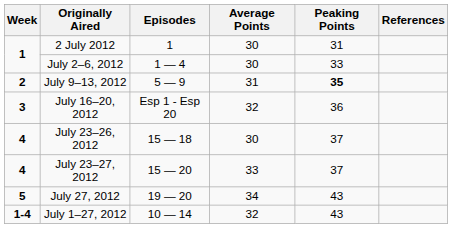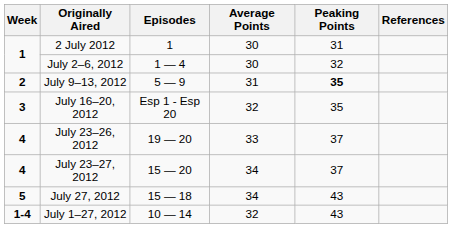(337, 63) 33 -> (337, 63) 32
(337, 107) 36 -> (337, 107) 35
(170, 139) 15 — 18 -> (170, 139) 19 — 20
(252, 139) 30 -> (252, 139) 33
(252, 170) 33 -> (252, 170) 34
(170, 195) 19 — 20 -> (170, 195) 15 — 18
